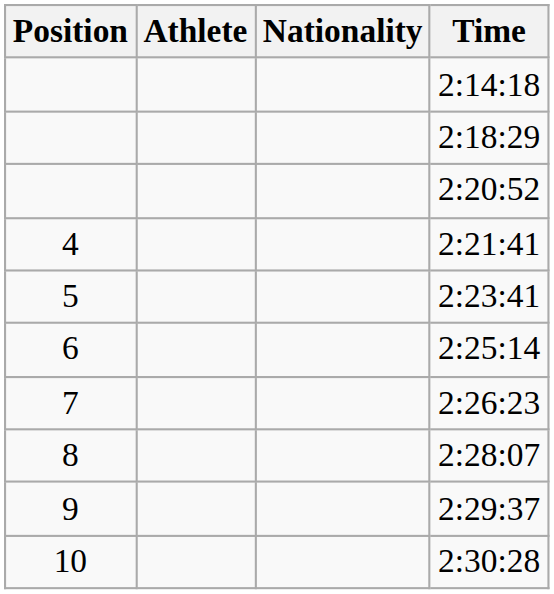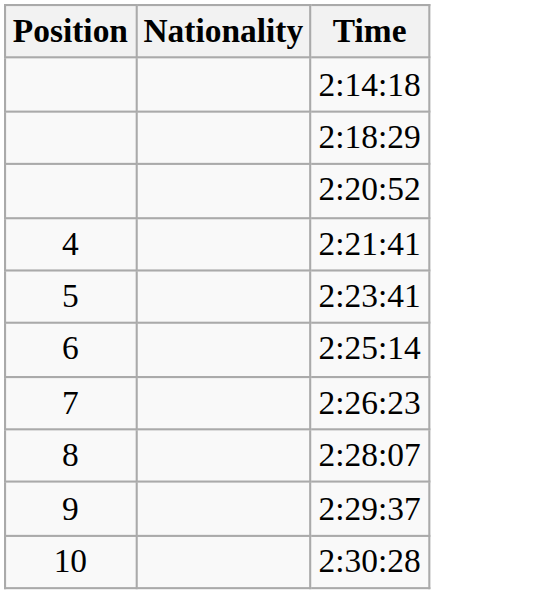- column: (195, 31)
